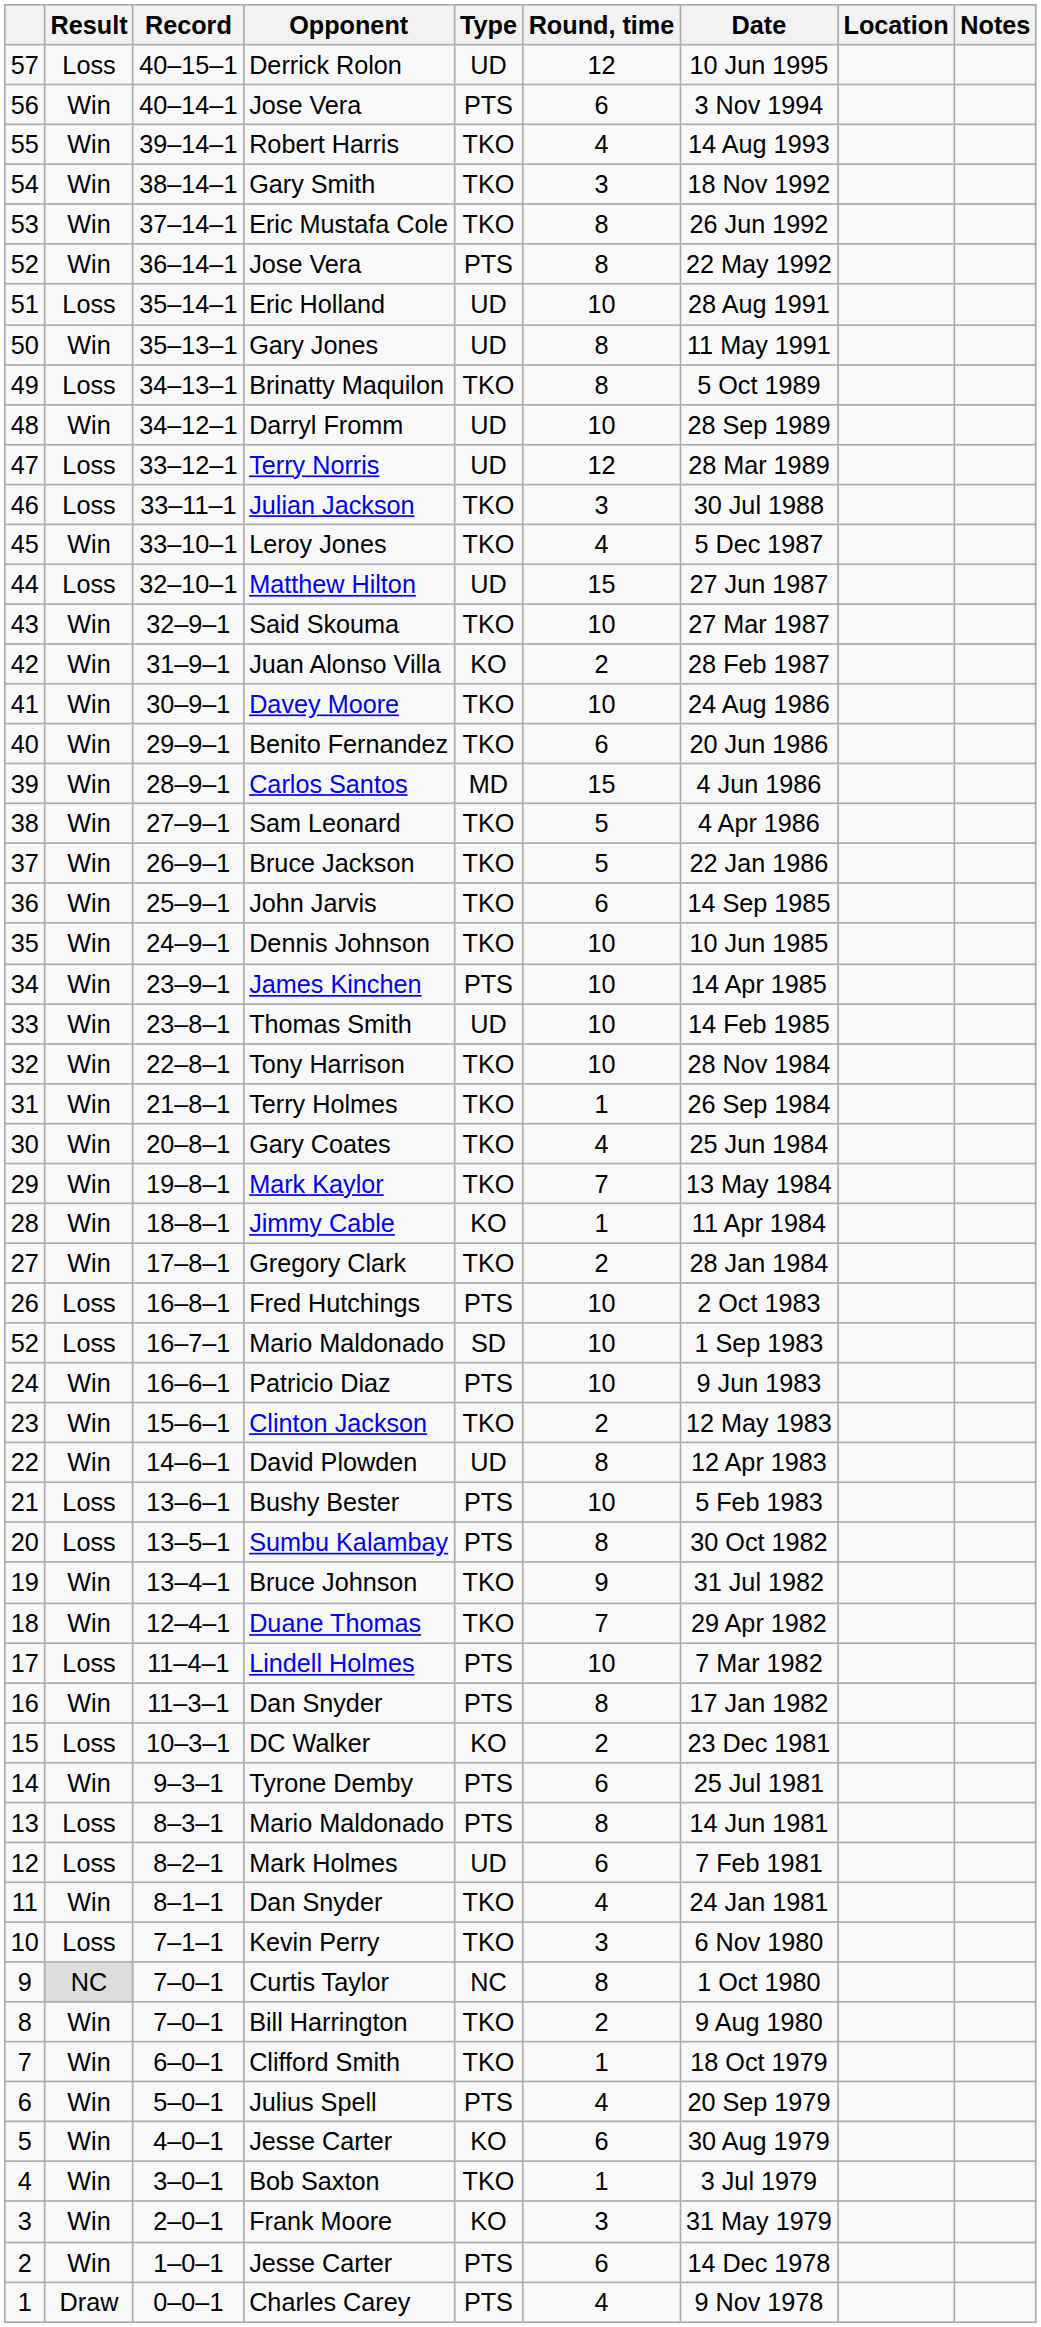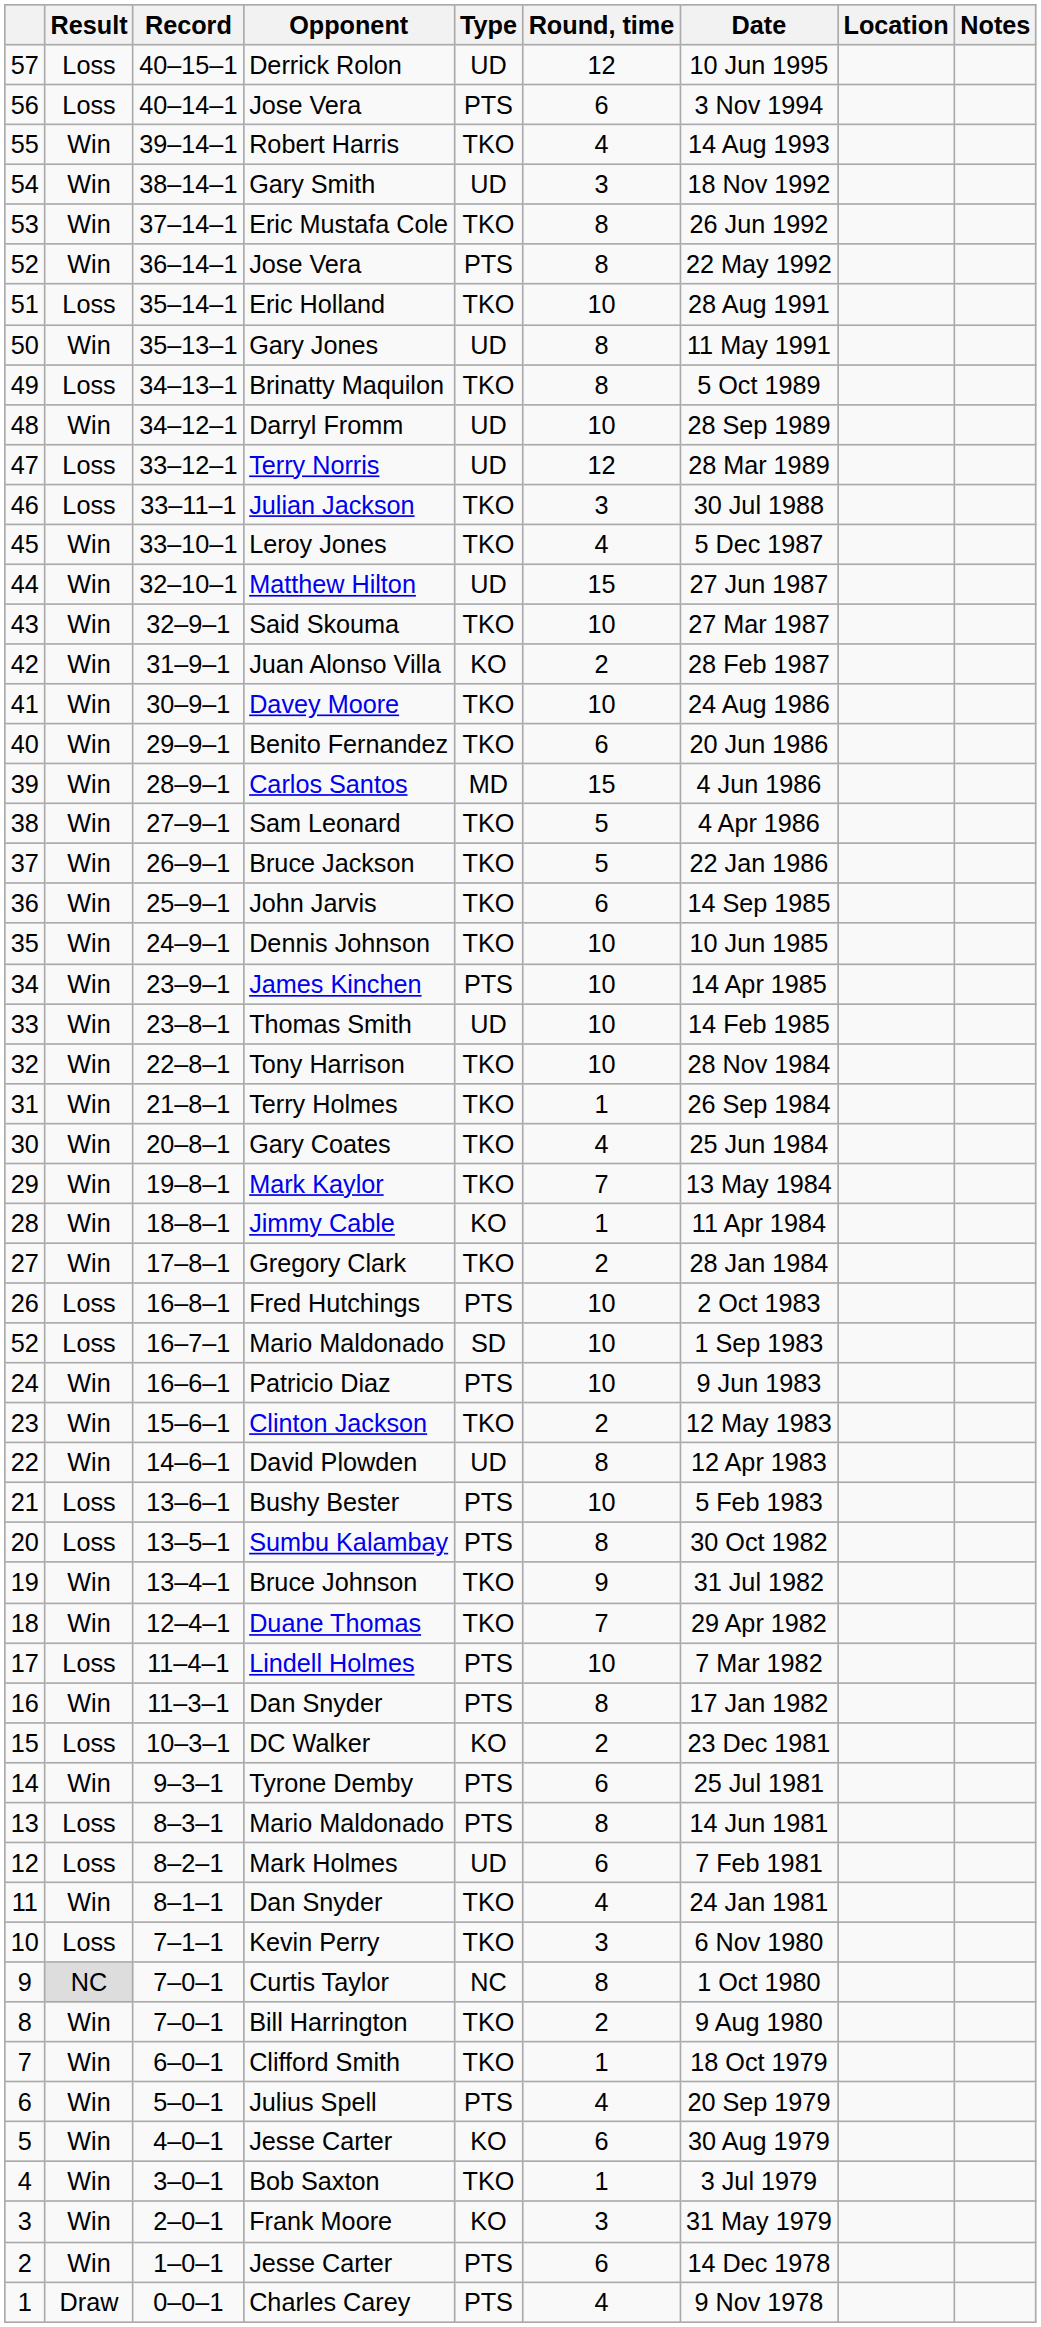(89, 105) Win -> (89, 105) Loss
(488, 185) TKO -> (488, 185) UD
(488, 305) UD -> (488, 305) TKO
(89, 584) Loss -> (89, 584) Win
